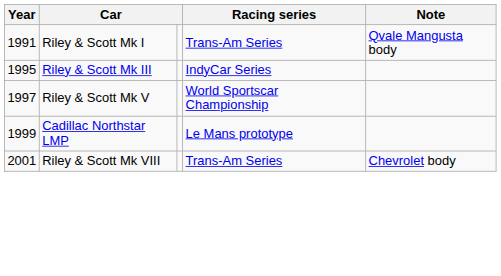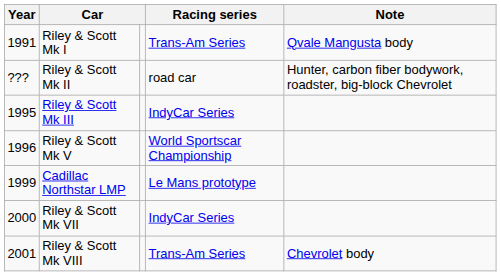+ row: (79, 77)
(22, 98) 1997 -> (22, 148) 1996
+ row: (79, 218)
